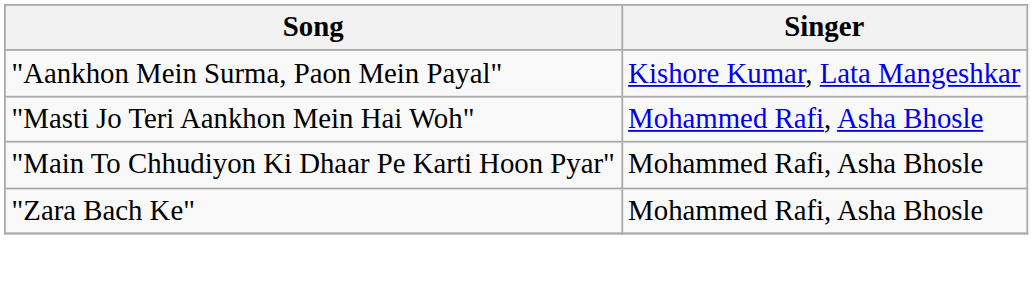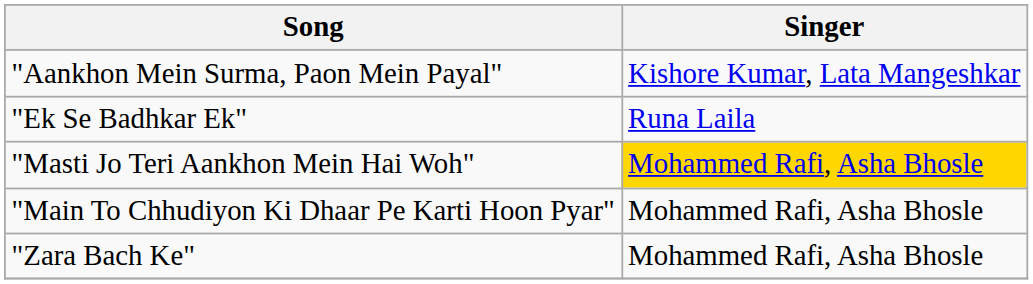+ row: (129, 118)
(806, 118) no background -> (806, 164) gold background
